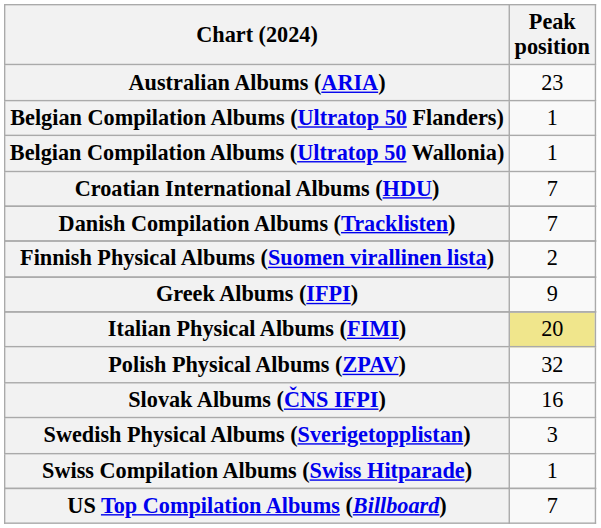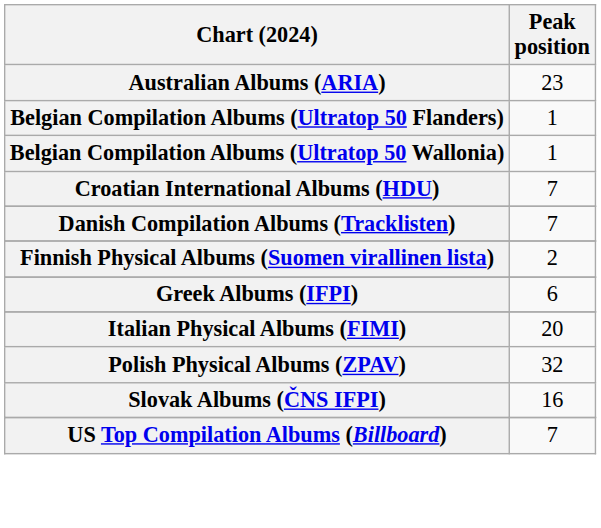(552, 294) 9 -> (552, 294) 6
(552, 329) khaki background -> (552, 329) no background
- row: (257, 435)
- row: (257, 470)
